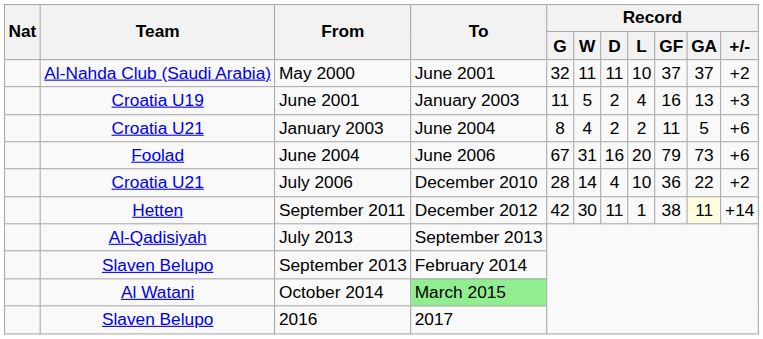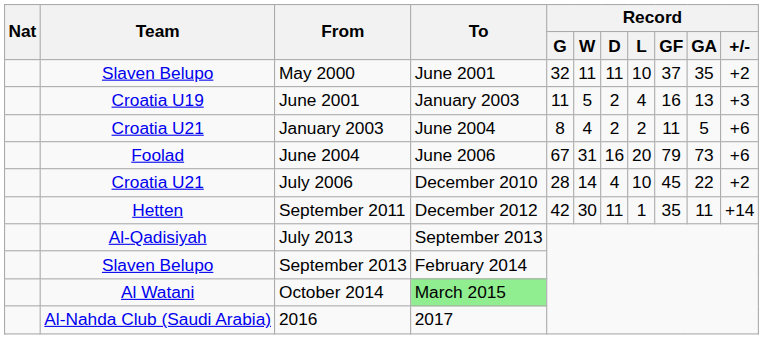(158, 73) Al-Nahda Club (Saudi Arabia) -> (158, 73) Slaven Belupo
(704, 73) 37 -> (704, 73) 35
(671, 182) 36 -> (671, 182) 45
(671, 210) 38 -> (671, 210) 35
(704, 210) lightyellow background -> (704, 210) no background
(158, 319) Slaven Belupo -> (158, 319) Al-Nahda Club (Saudi Arabia)
